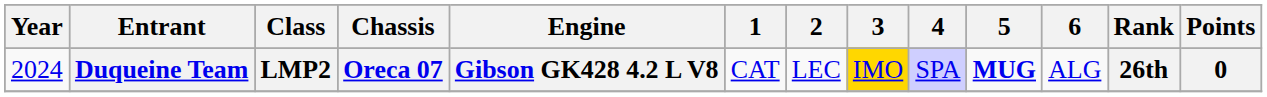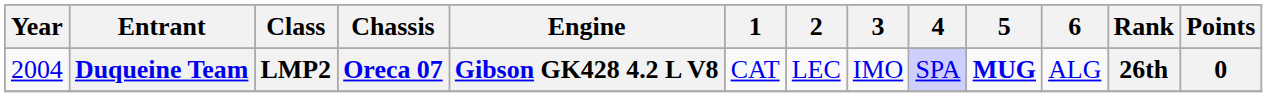(37, 69) 2024 -> (37, 69) 2004
(878, 69) gold background -> (878, 69) no background
